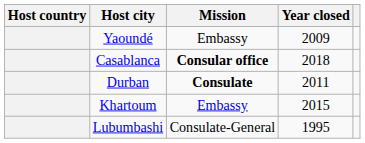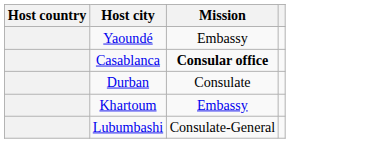- column: (316, 15)
(222, 82) bold -> (222, 82) normal
